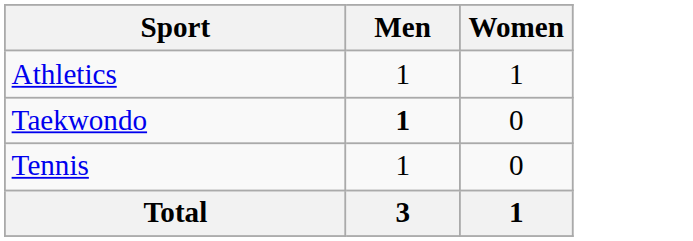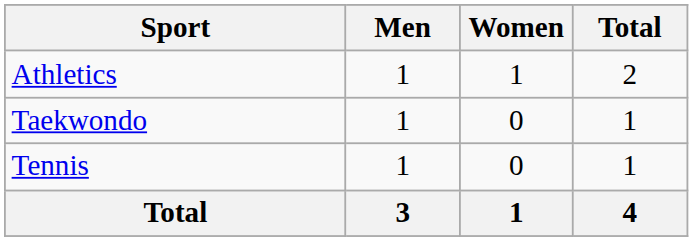+ column: (630, 27)
(403, 119) bold -> (403, 119) normal
